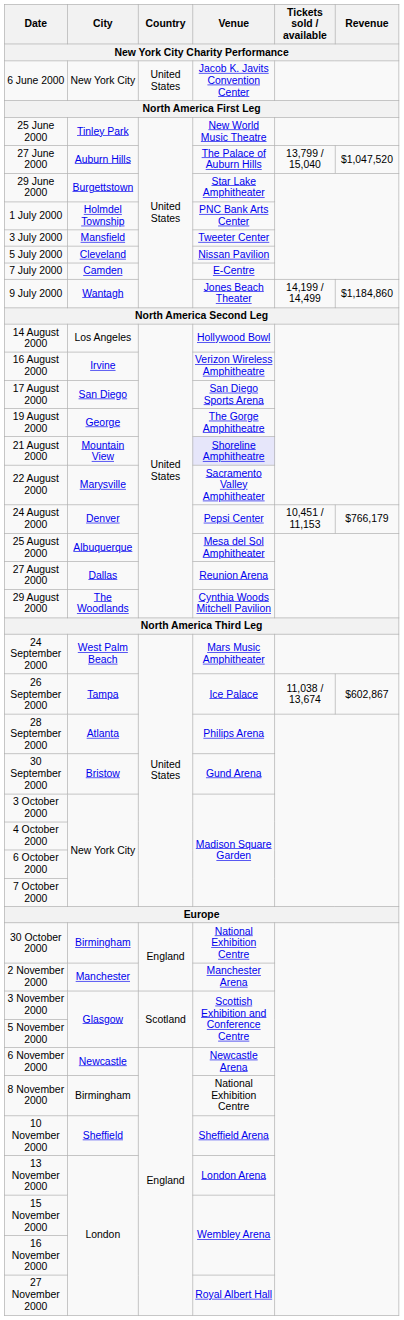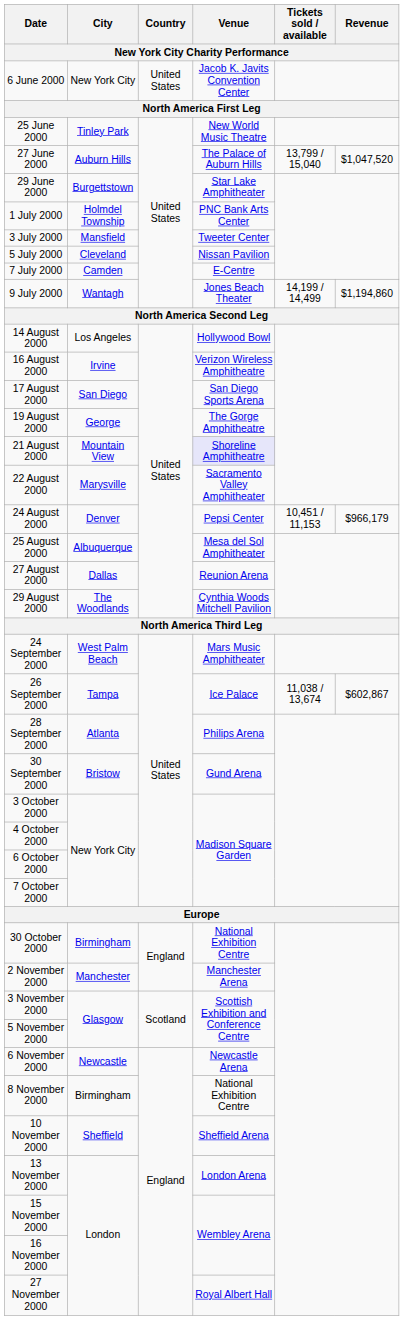(367, 293) $1,184,860 -> (367, 293) $1,194,860
(367, 519) $766,179 -> (367, 519) $966,179
